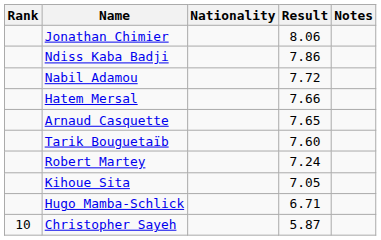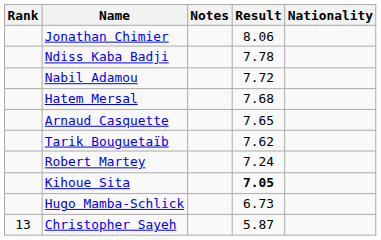columns swapped: (233, 15) <-> (354, 15)
(305, 57) 7.86 -> (258, 57) 7.78
(305, 99) 7.66 -> (258, 99) 7.68
(305, 141) 7.60 -> (258, 141) 7.62
(305, 183) normal -> (258, 183) bold
(305, 204) 6.71 -> (258, 204) 6.73
(23, 225) 10 -> (23, 225) 13
